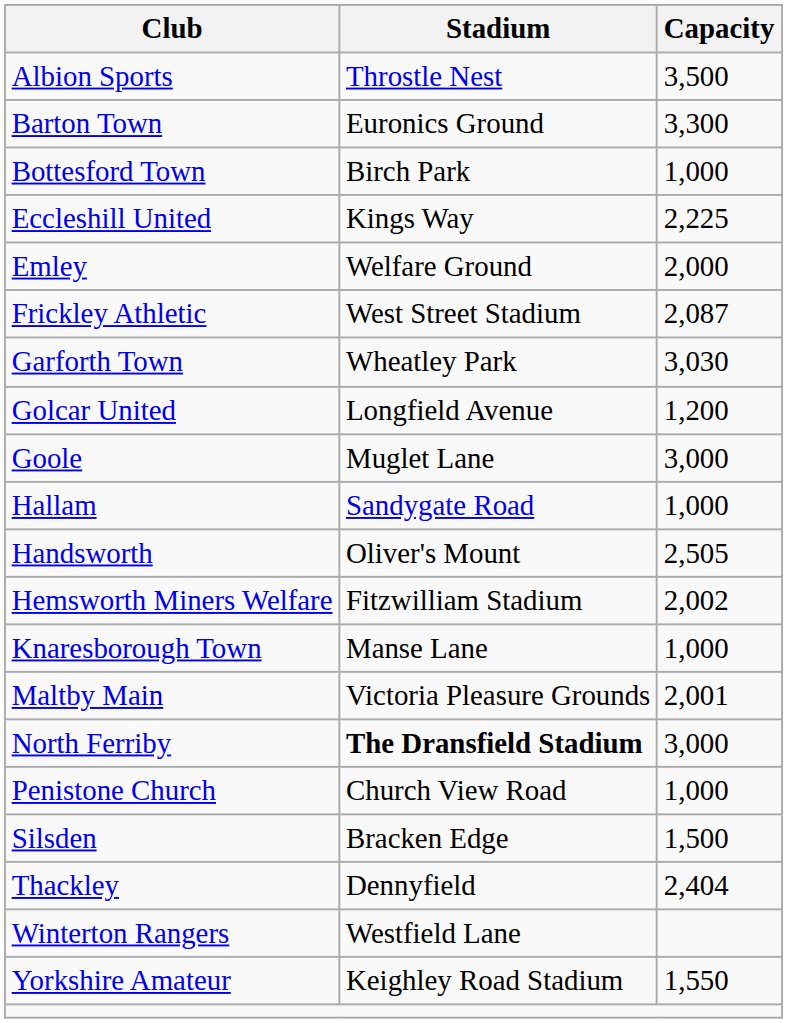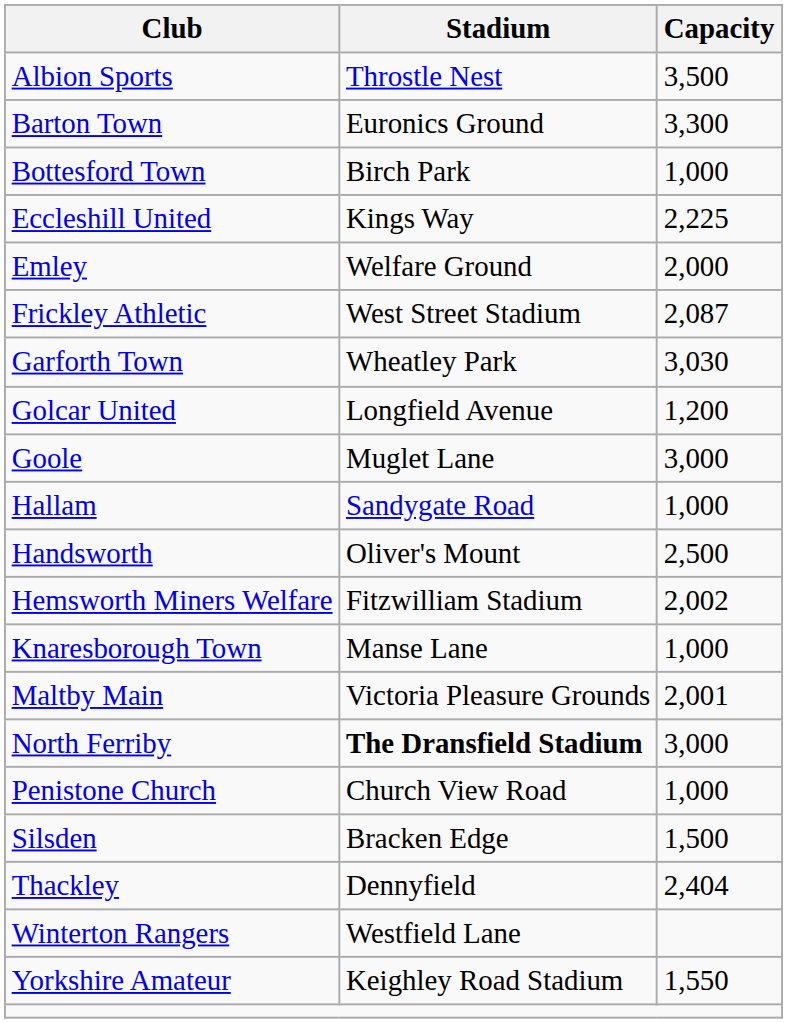(696, 552) 2,505 -> (696, 552) 2,500
